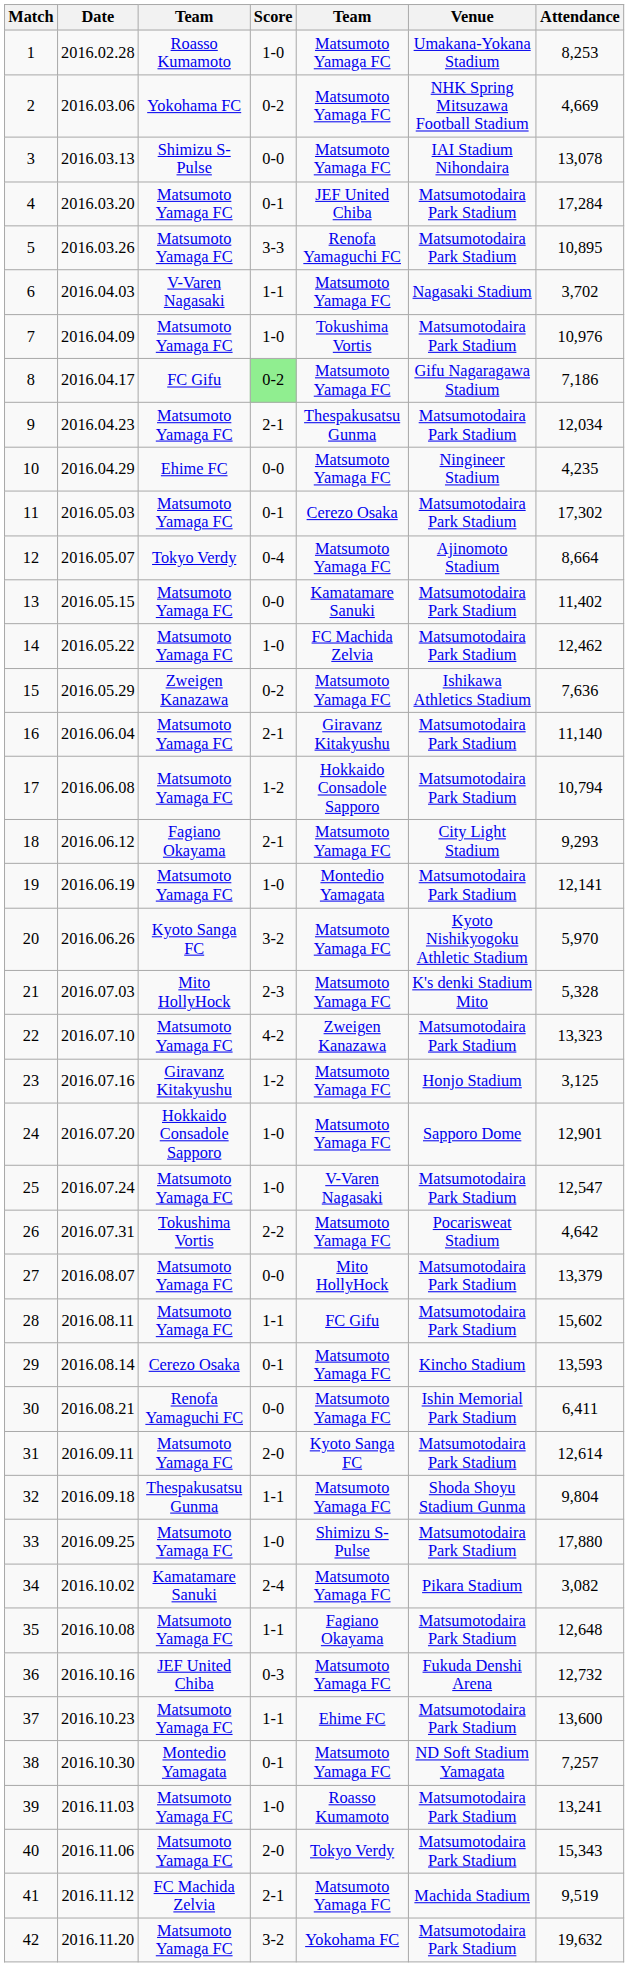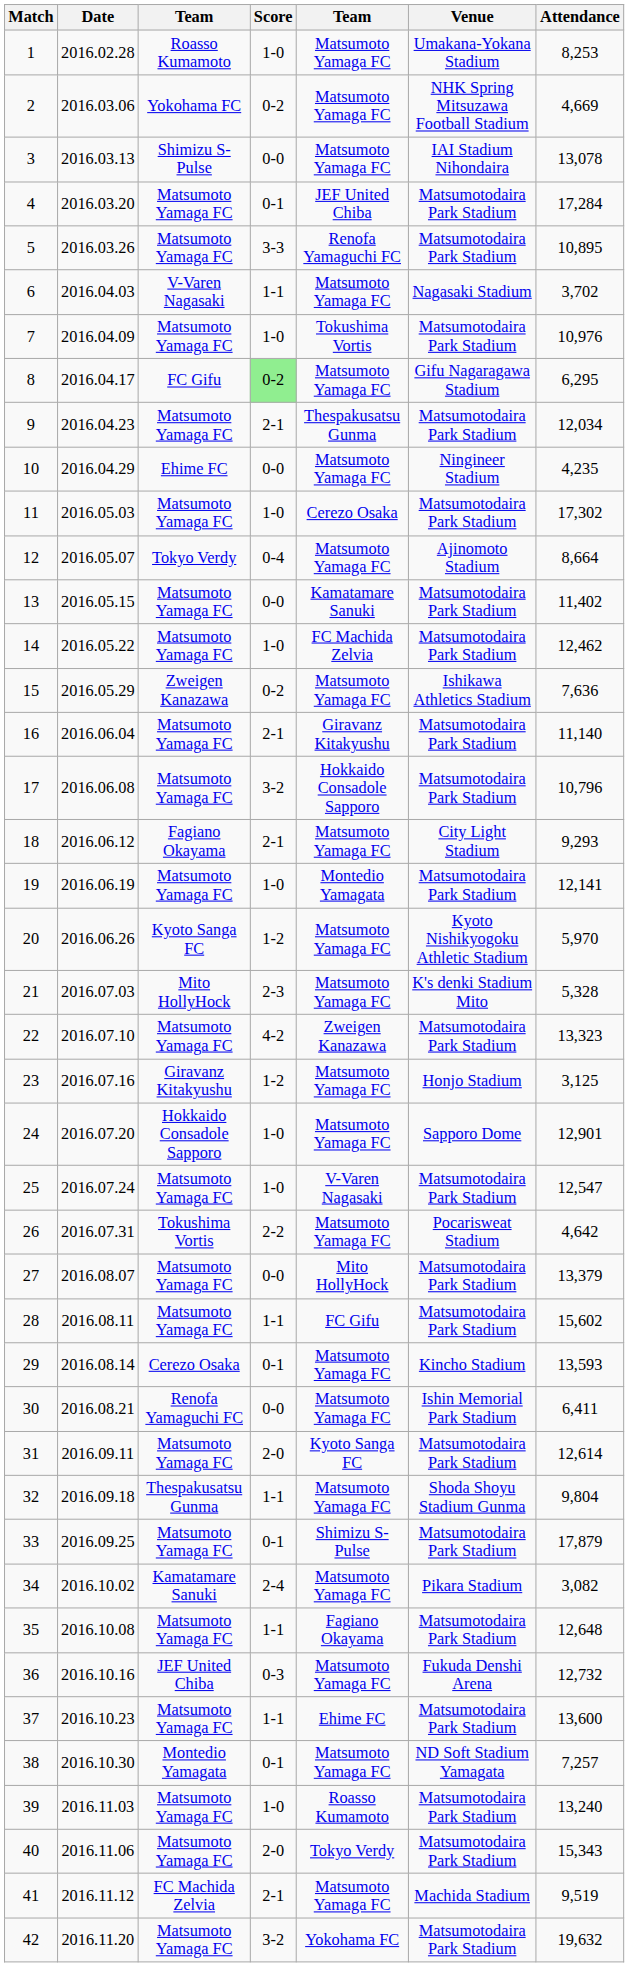(580, 380) 7,186 -> (580, 380) 6,295
(273, 513) 0-1 -> (273, 513) 1-0
(273, 787) 1-2 -> (273, 787) 3-2
(580, 787) 10,794 -> (580, 787) 10,796
(273, 939) 3-2 -> (273, 939) 1-2
(273, 1541) 1-0 -> (273, 1541) 0-1
(580, 1541) 17,880 -> (580, 1541) 17,879
(580, 1807) 13,241 -> (580, 1807) 13,240
